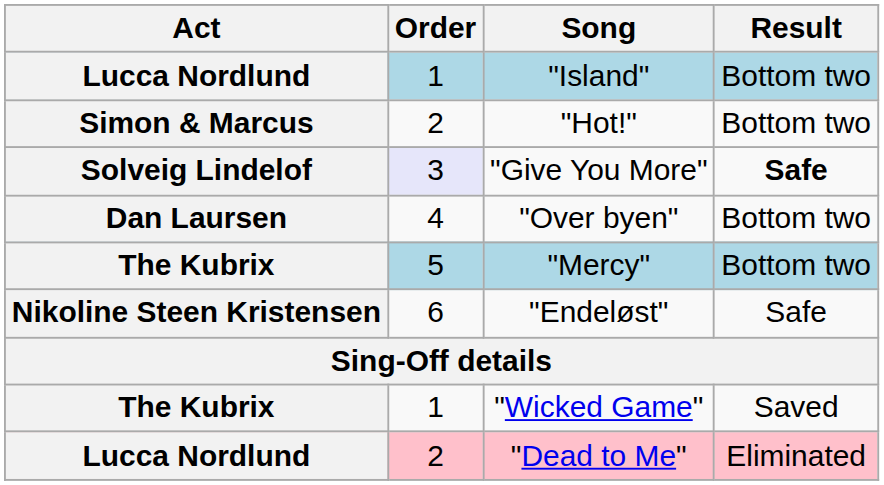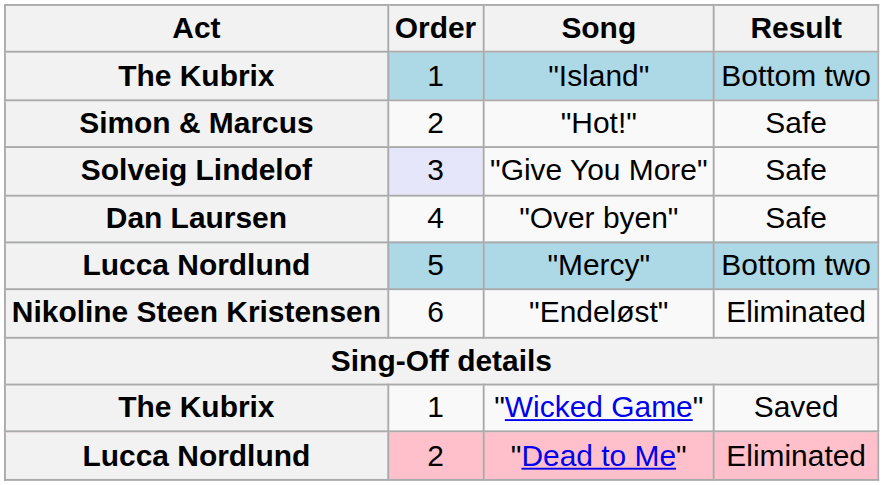(196, 75) Lucca Nordlund -> (196, 75) The Kubrix
(796, 123) Bottom two -> (796, 123) Safe
(796, 170) bold -> (796, 170) normal
(796, 218) Bottom two -> (796, 218) Safe
(196, 265) The Kubrix -> (196, 265) Lucca Nordlund
(796, 312) Safe -> (796, 312) Eliminated
